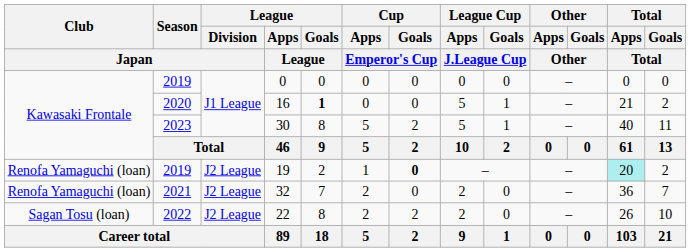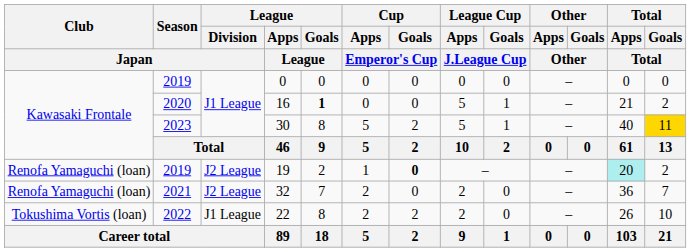(665, 125) no background -> (665, 125) gold background
(79, 214) Sagan Tosu (loan) -> (79, 214) Tokushima Vortis (loan)
(233, 214) J2 League -> (233, 214) J1 League
